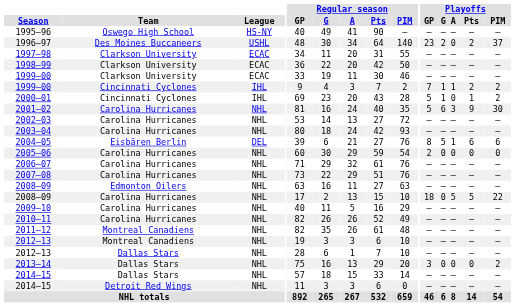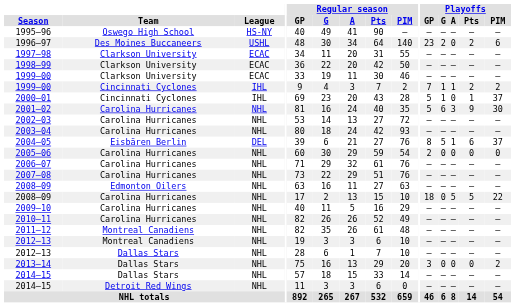(498, 43) 37 -> (498, 43) 6
(498, 98) 2 -> (498, 98) 37
(498, 142) 6 -> (498, 142) 37
